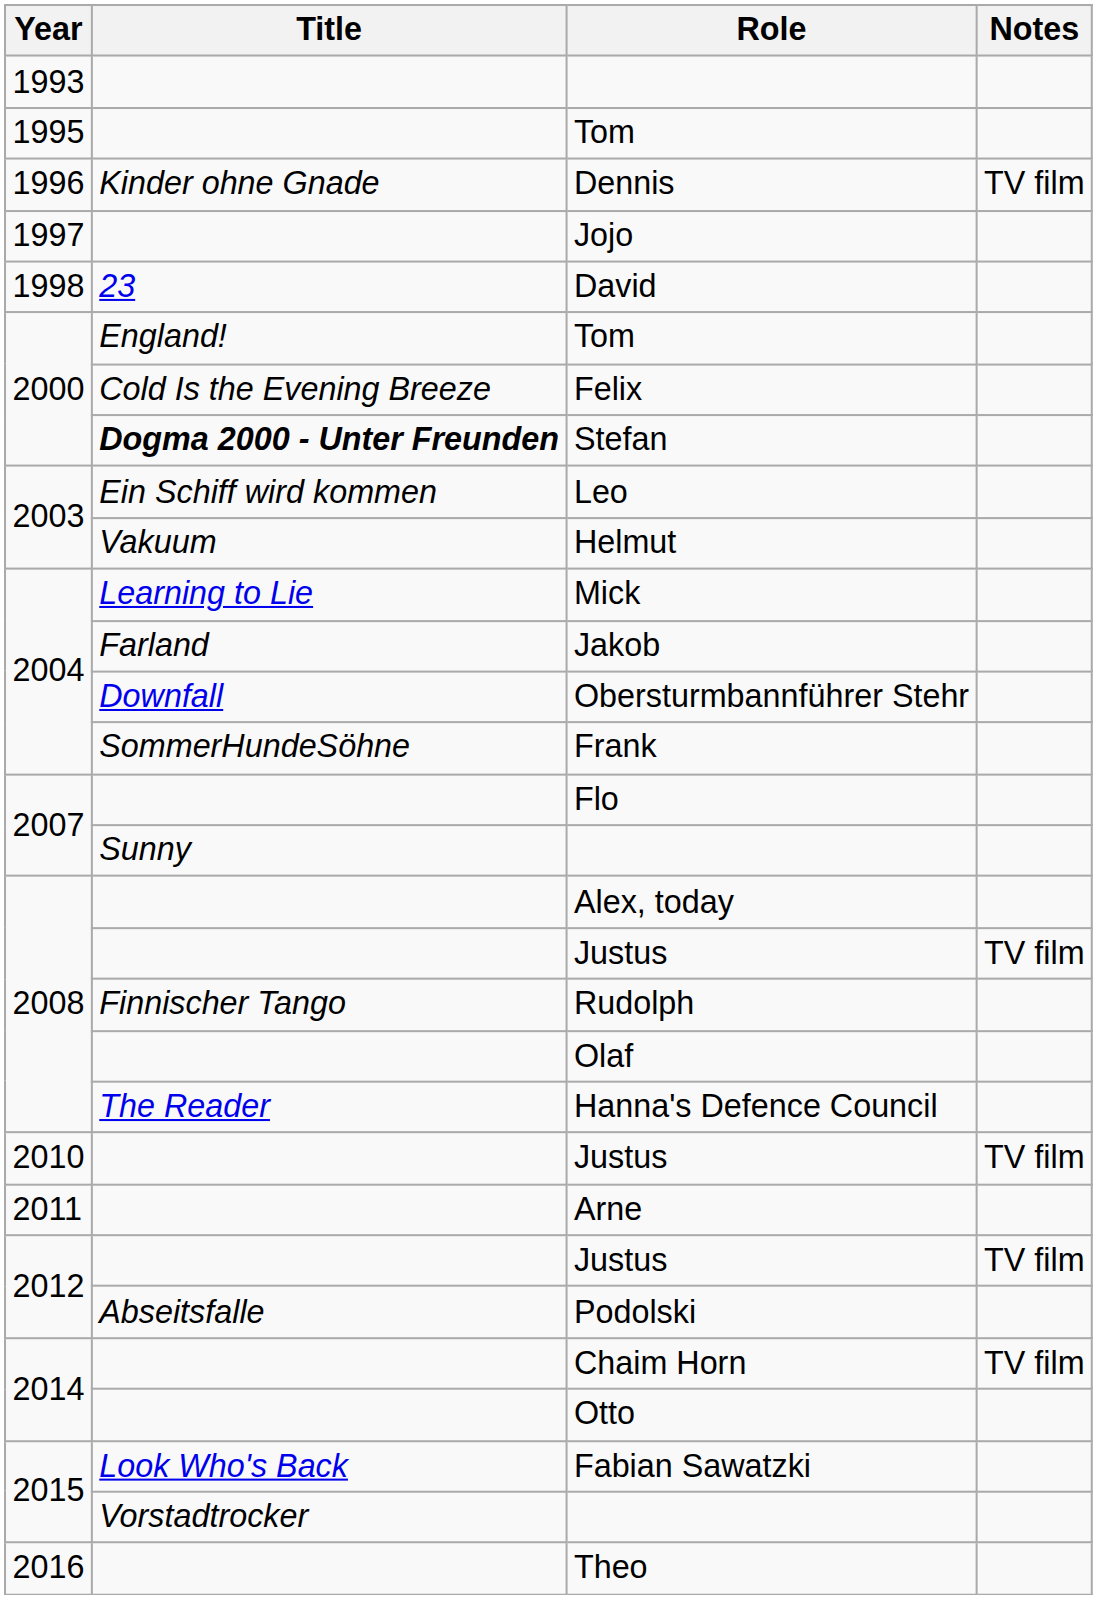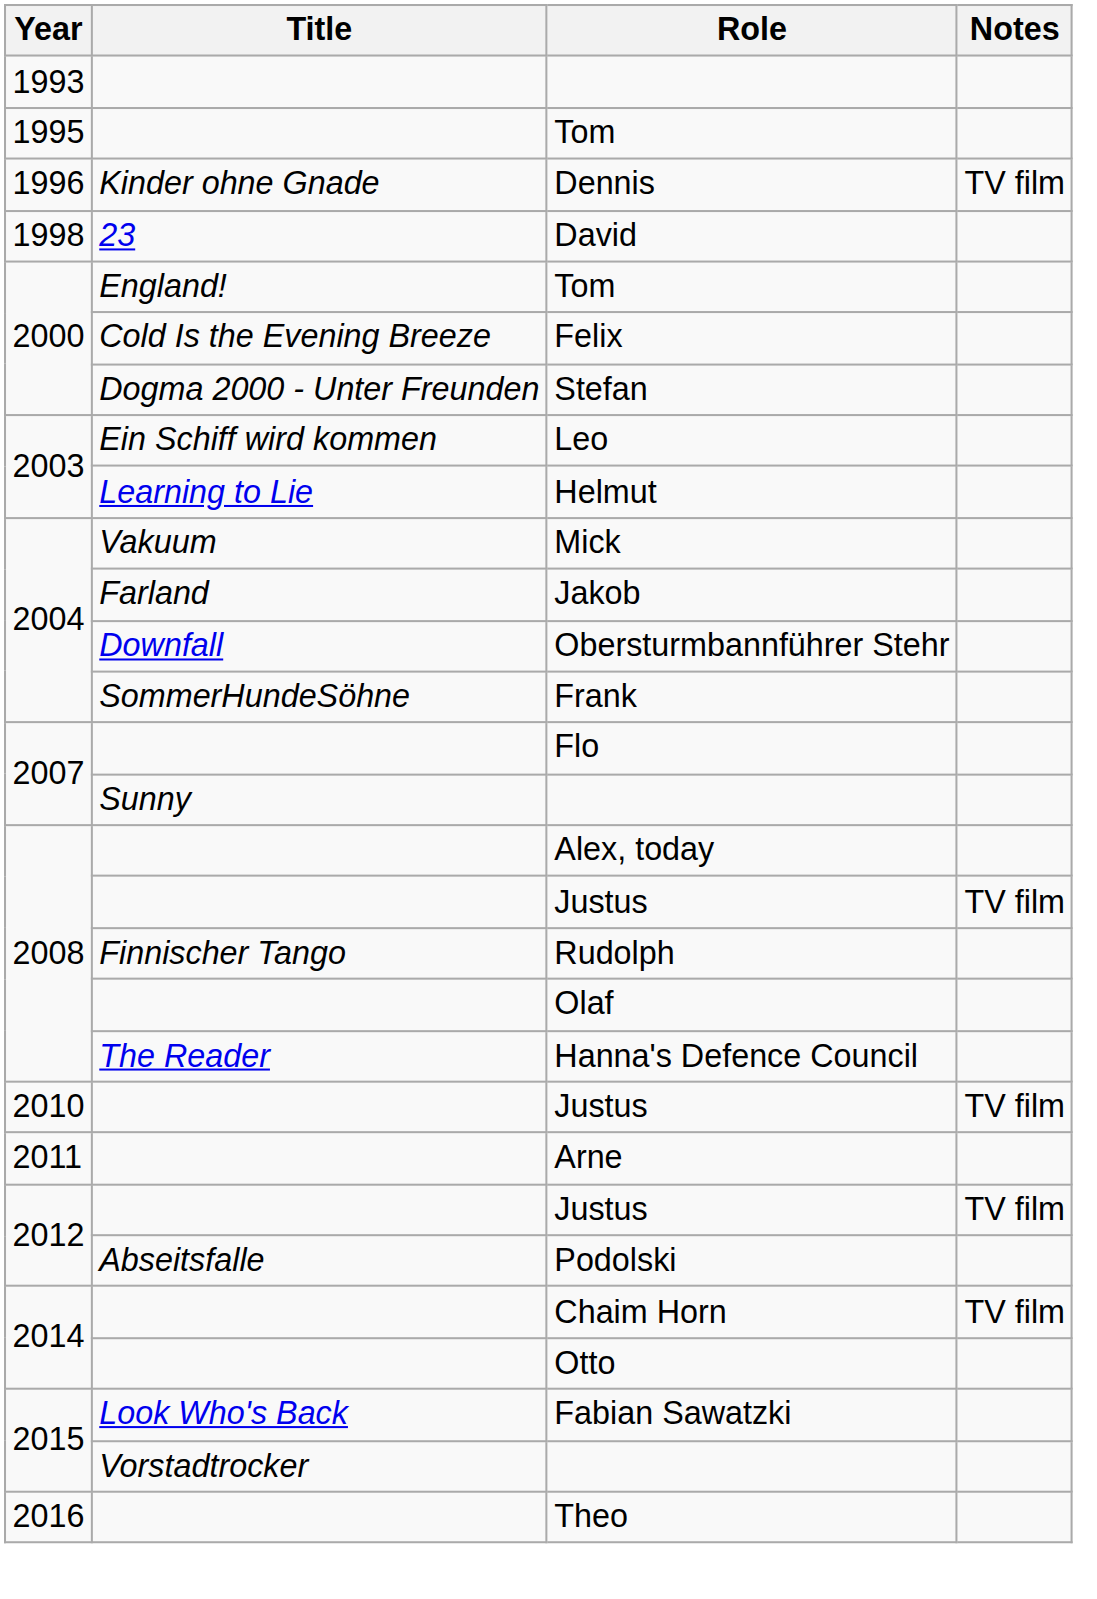- row: (48, 235)
(329, 440) bold -> (319, 388) normal
(158, 542) Vakuum -> (206, 491) Learning to Lie
(206, 593) Learning to Lie -> (158, 542) Vakuum
